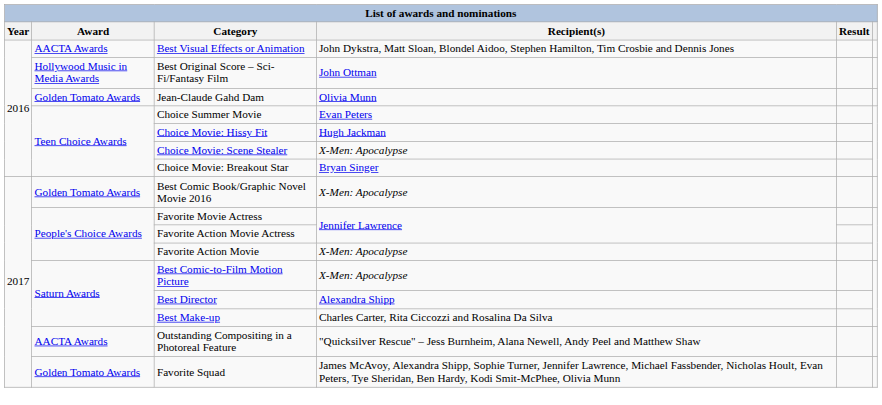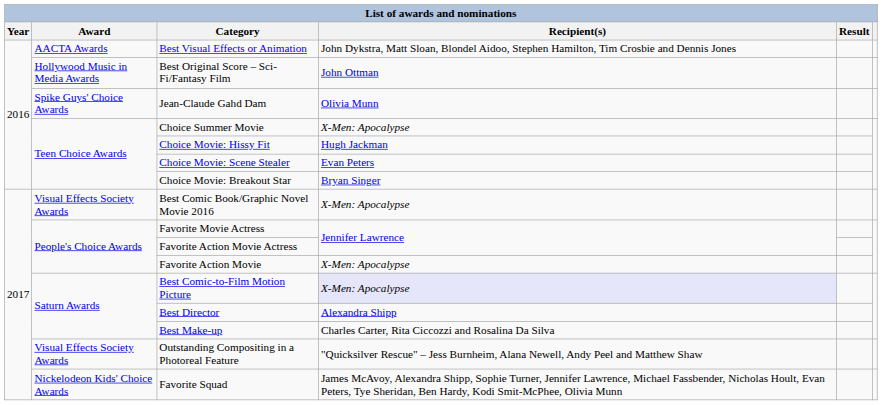(87, 97) Golden Tomato Awards -> (79, 103) Spike Guys' Choice Awards
(346, 114) Evan Peters -> (365, 127) X-Men: Apocalypse
(363, 150) X-Men: Apocalypse -> (348, 162) Evan Peters
(87, 192) Golden Tomato Awards -> (84, 204) Visual Effects Society Awards
(363, 275) no background -> (365, 288) lavender background
(71, 341) AACTA Awards -> (84, 354) Visual Effects Society Awards
(87, 372) Golden Tomato Awards -> (93, 384) Nickelodeon Kids' Choice Awards
